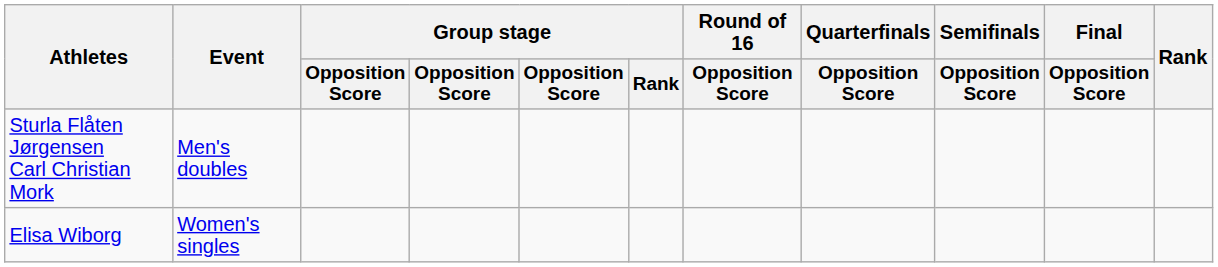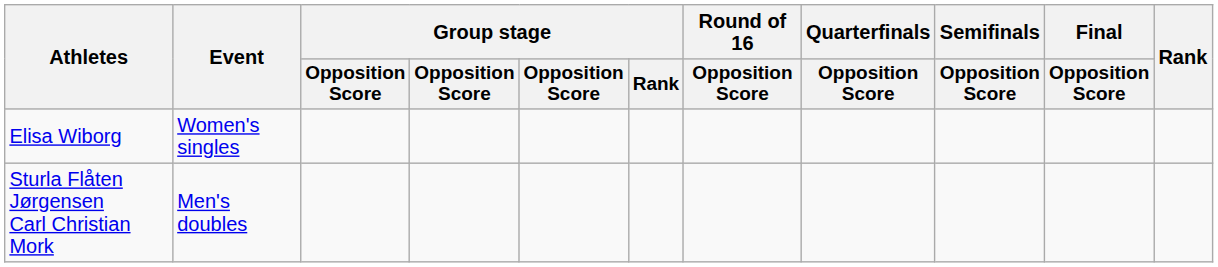rows swapped: (66, 235) <-> (70, 159)
